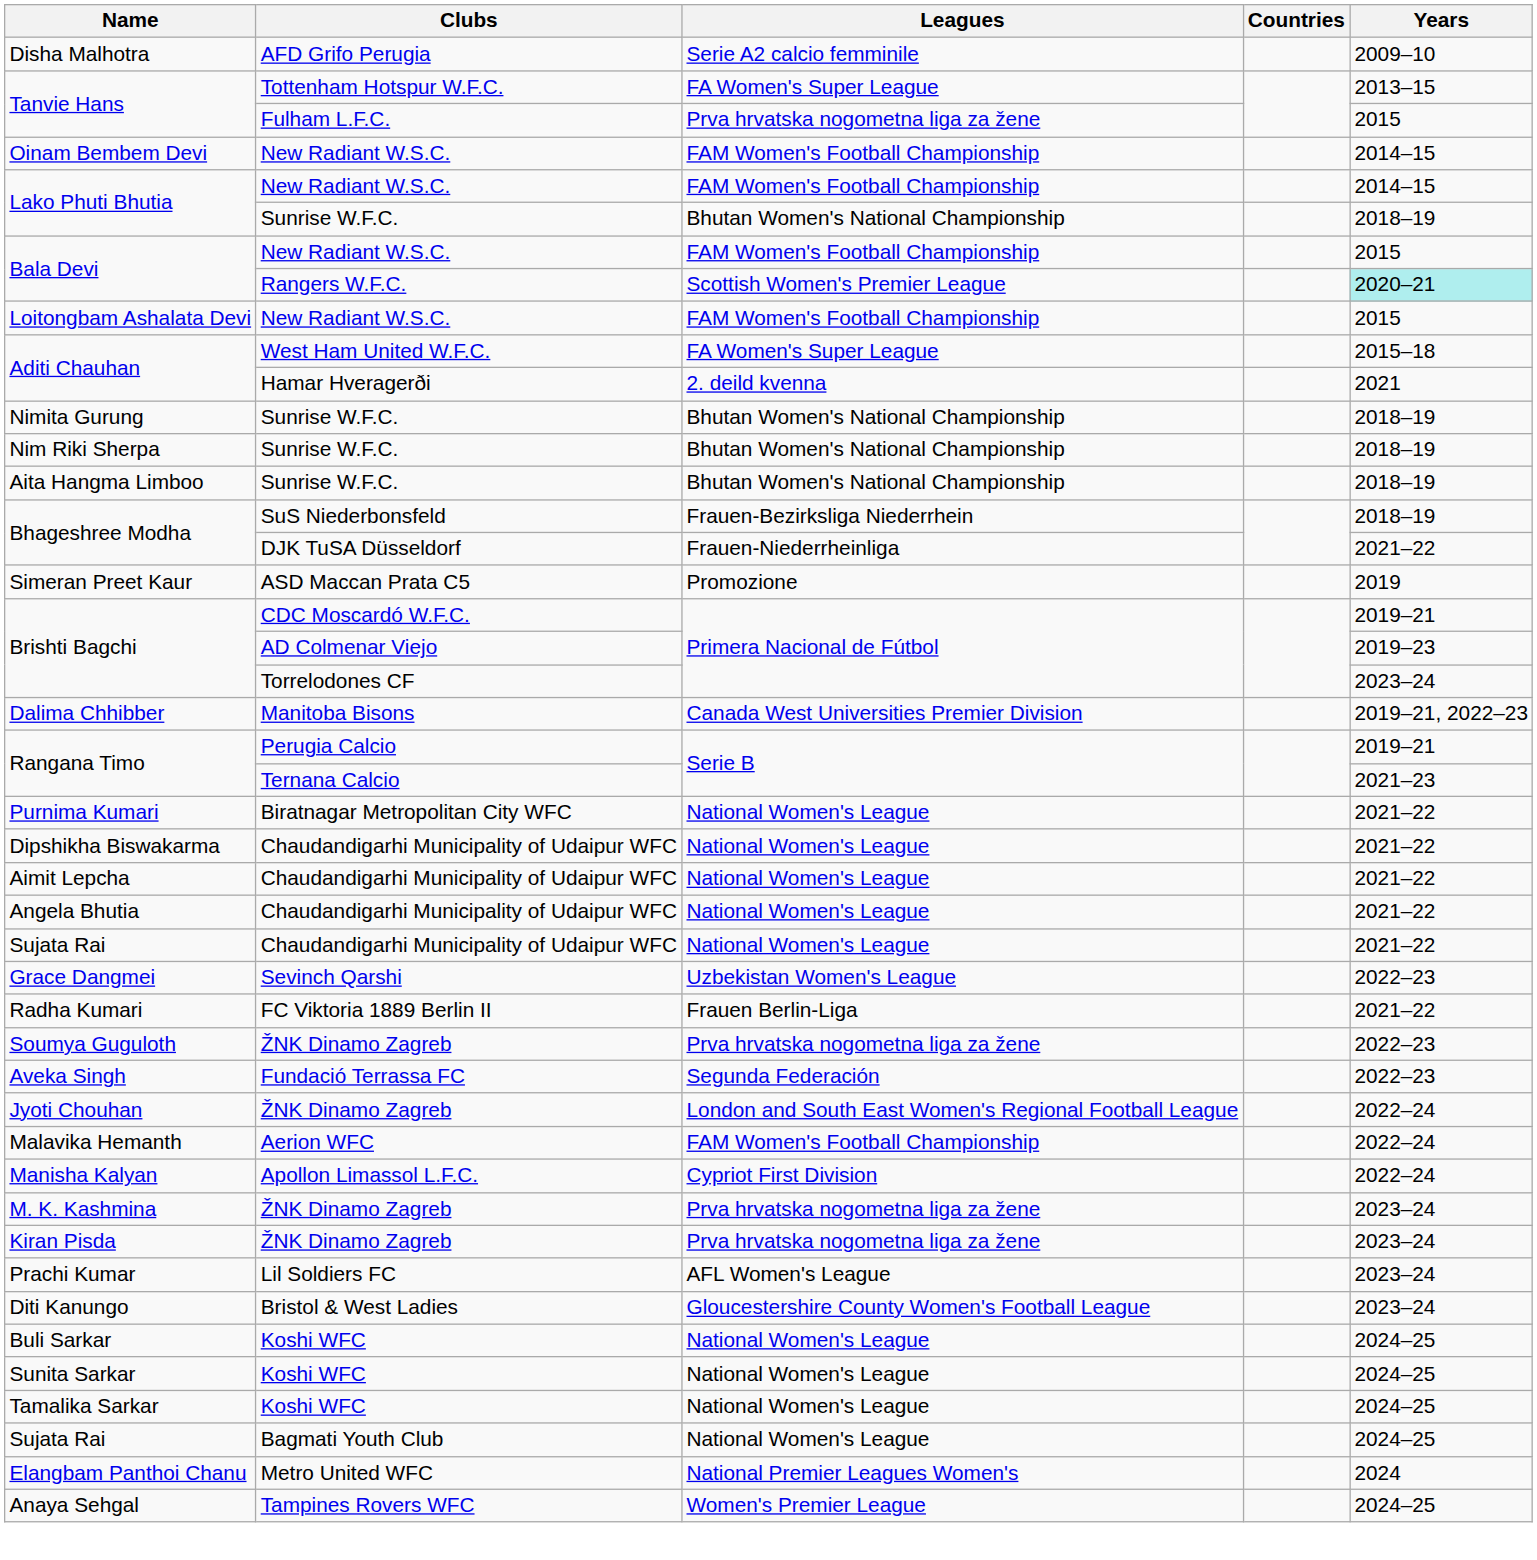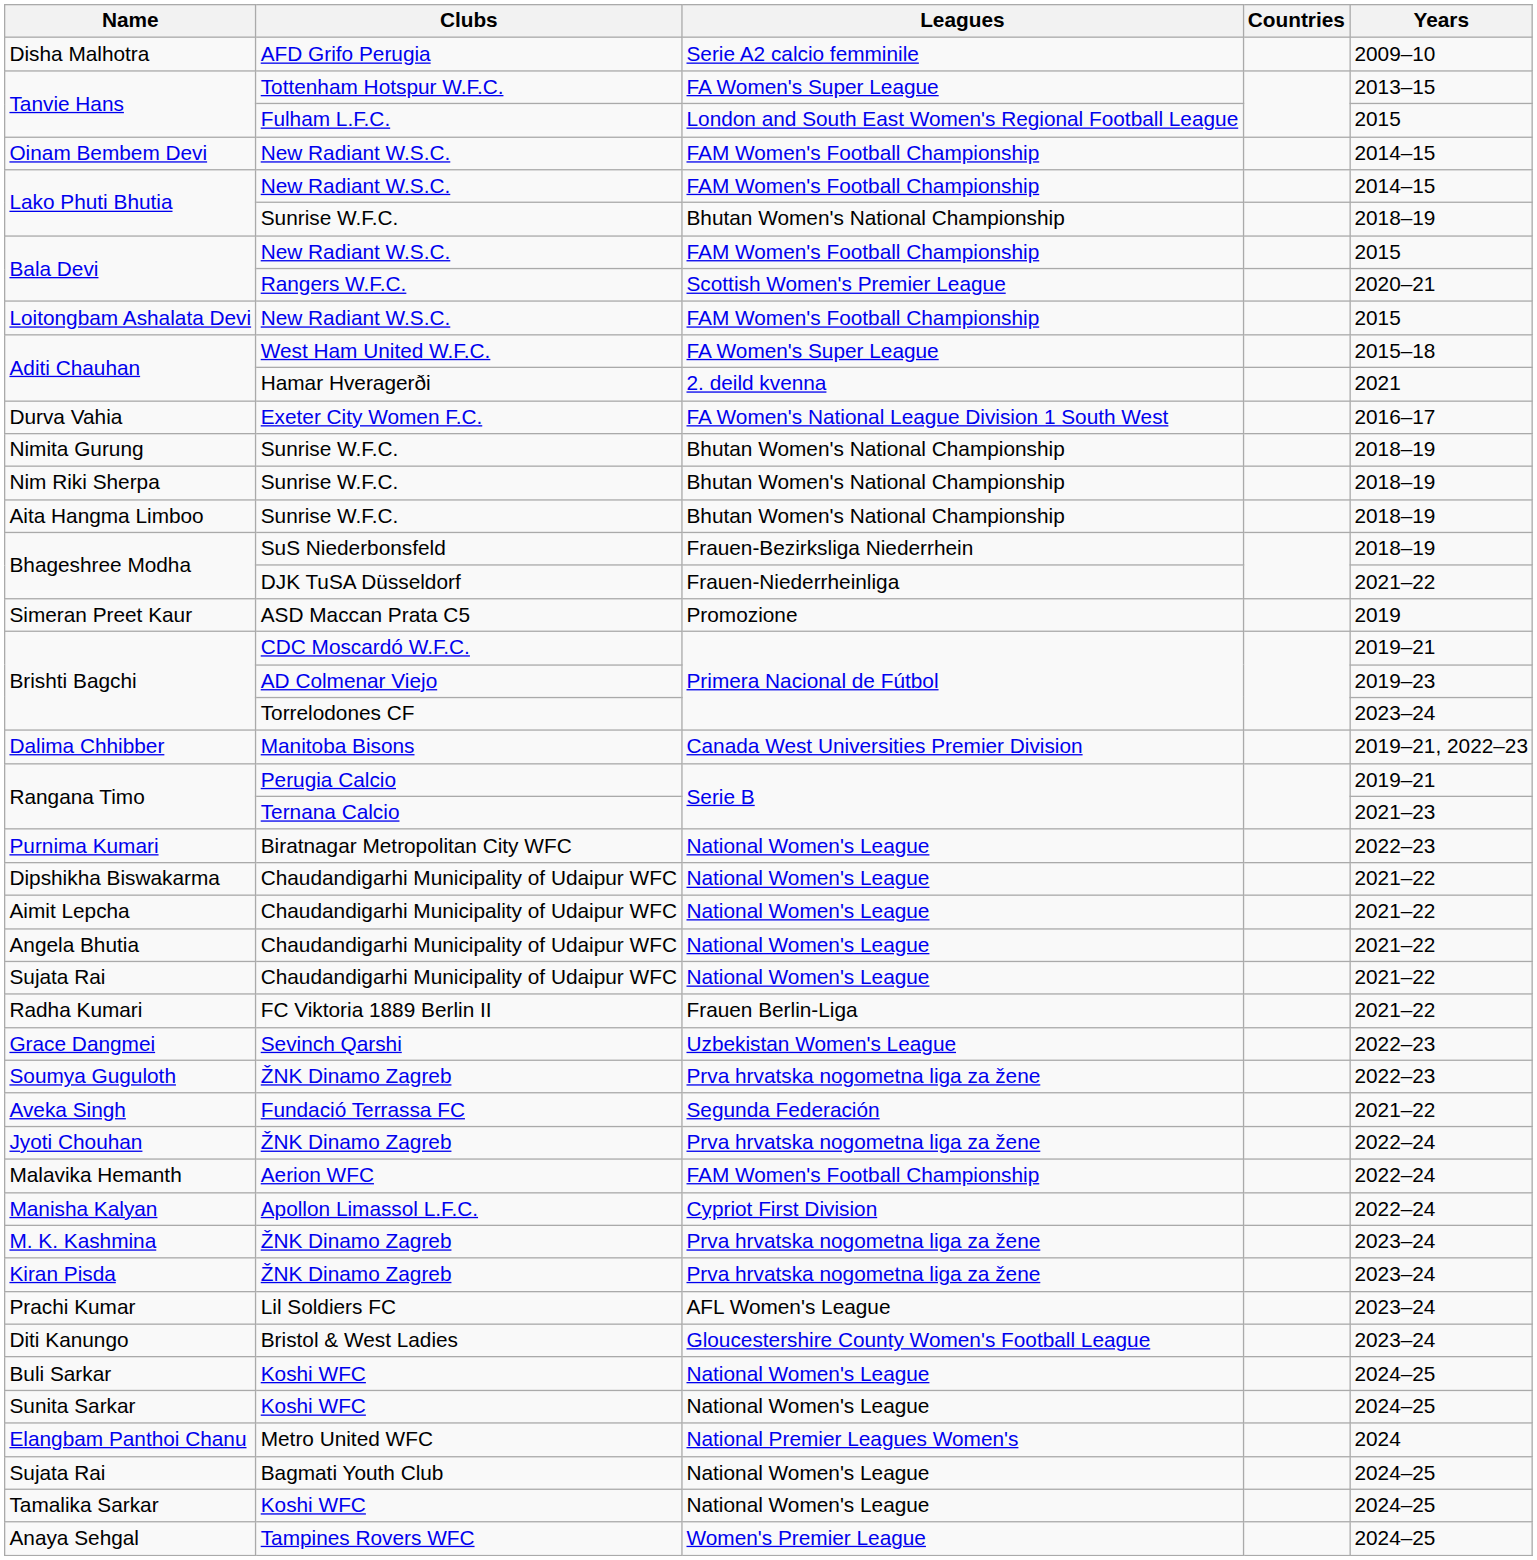(863, 119) Prva hrvatska nogometna liga za žene -> (962, 119) London and South East Women's Regional Football League
(1395, 284) paleturquoise background -> (1395, 284) no background
+ row: (66, 416)
(1395, 812) 2021–22 -> (1395, 845) 2022–23
rows swapped: (76, 1010) <-> (82, 977)
(1395, 1076) 2022–23 -> (1395, 1109) 2021–22
(962, 1109) London and South East Women's Regional Football League -> (863, 1142) Prva hrvatska nogometna liga za žene
rows swapped: (84, 1406) <-> (128, 1472)
